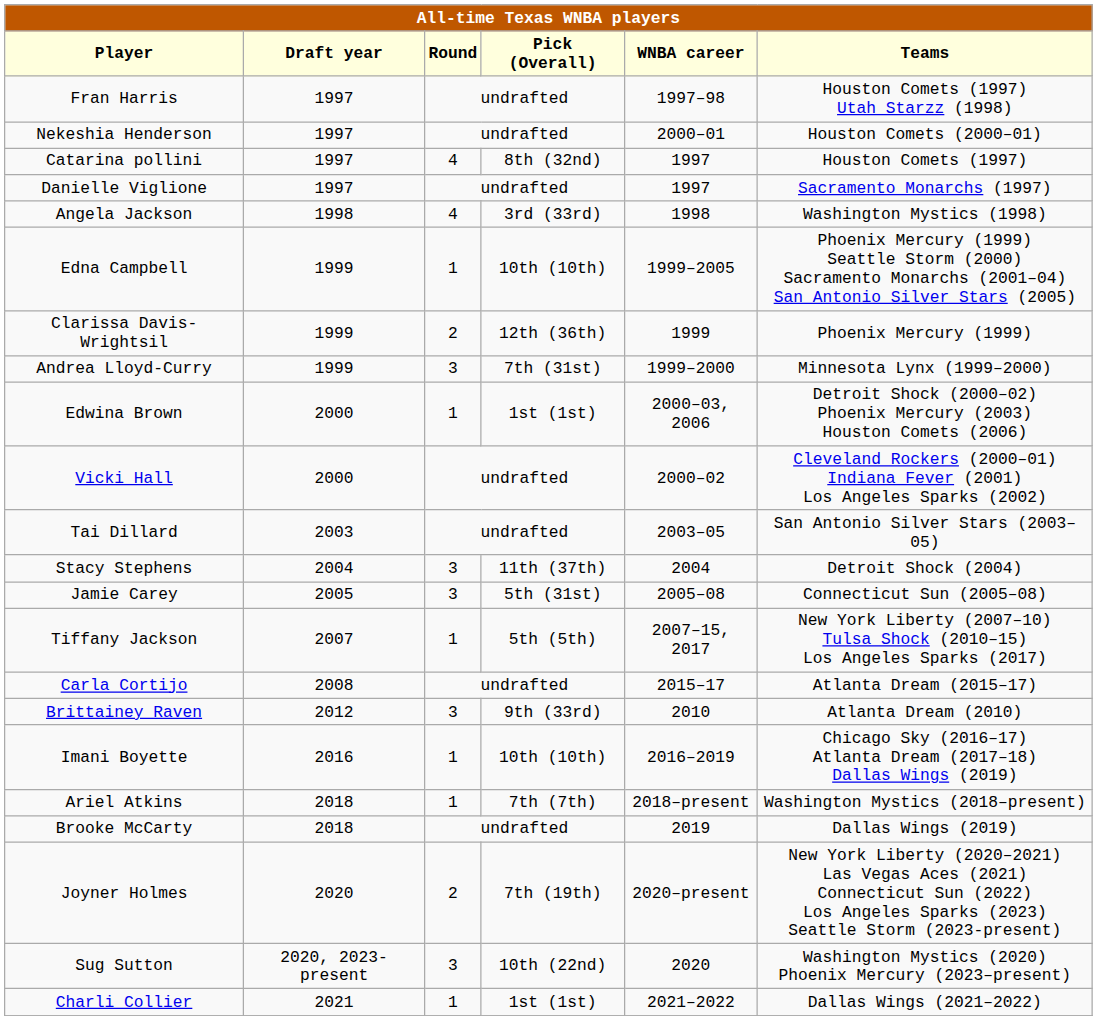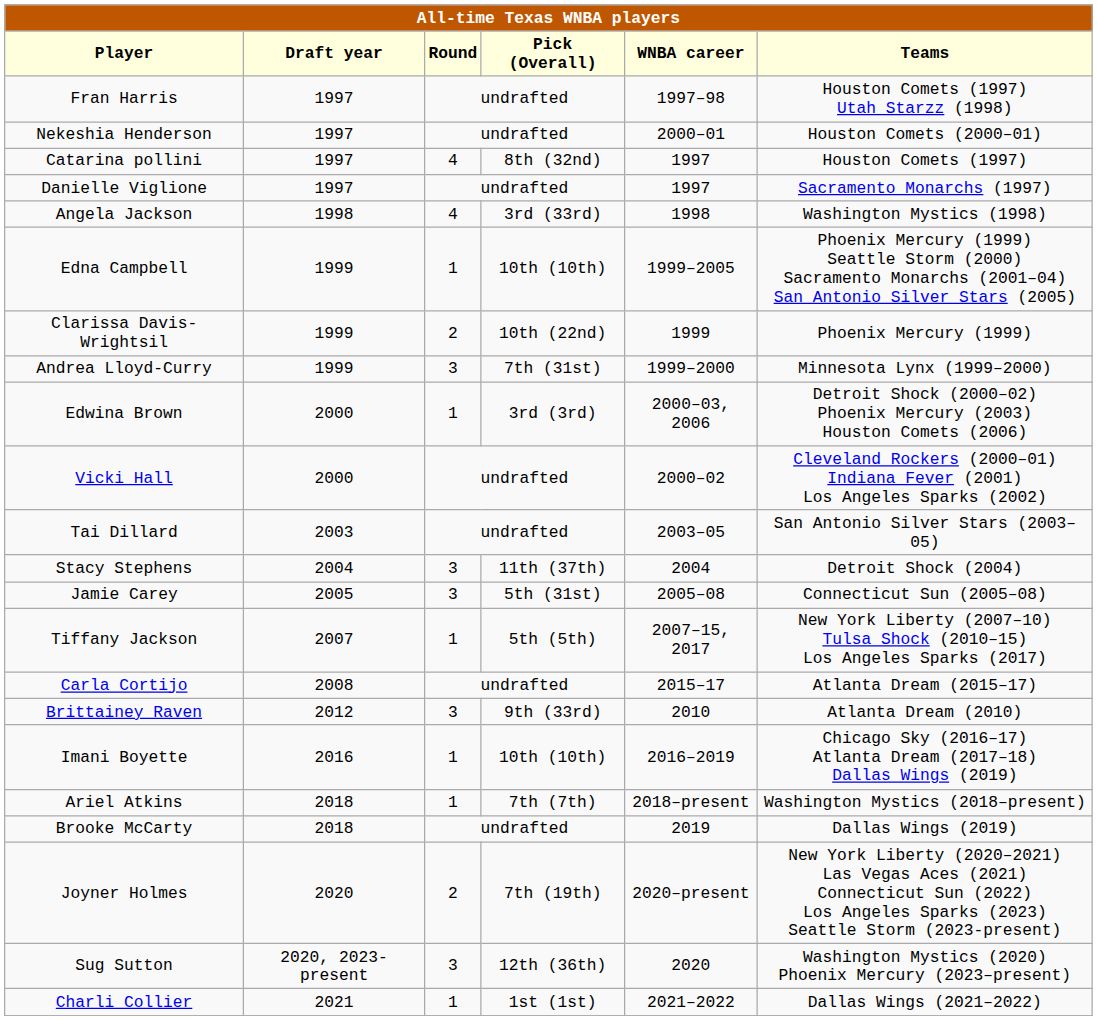(553, 333) 12th (36th) -> (553, 333) 10th (22nd)
(553, 414) 1st (1st) -> (553, 414) 3rd (3rd)
(553, 966) 10th (22nd) -> (553, 966) 12th (36th)
